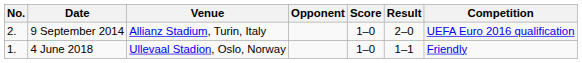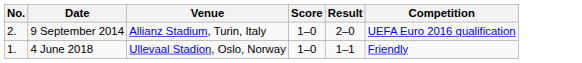- column: (318, 13)
